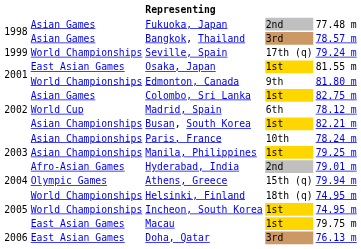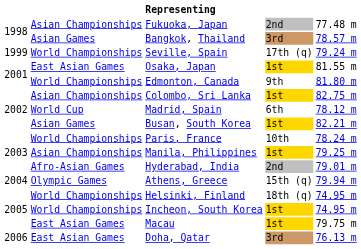(63, 24) Asian Games -> (87, 24) Asian Championships
(63, 95) Asian Games -> (87, 95) Asian Championships
(87, 124) Asian Championships -> (63, 124) Asian Games
(87, 138) Asian Championships -> (87, 138) World Championships
